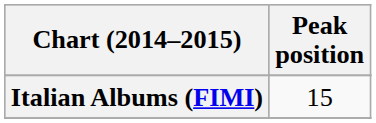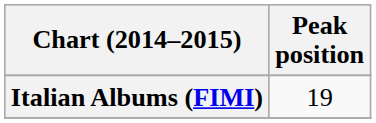(320, 96) 15 -> (320, 96) 19
